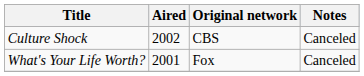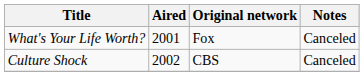rows swapped: (77, 60) <-> (48, 37)
